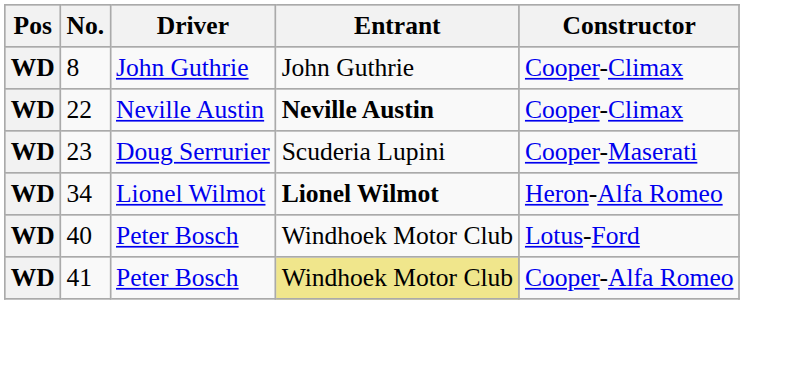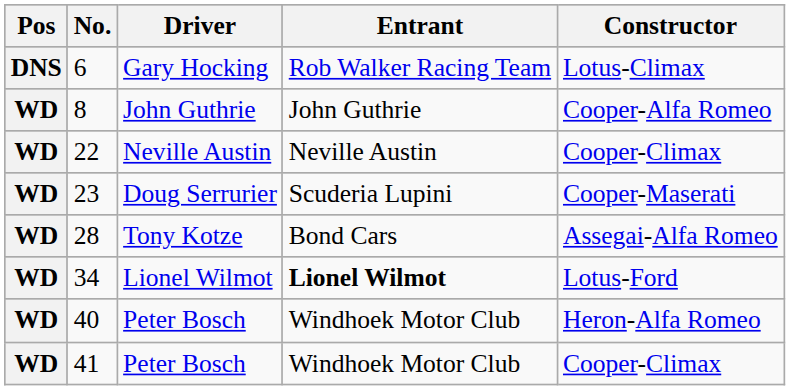+ row: (80, 67)
(604, 67) Cooper-Climax -> (667, 109) Cooper-Alfa Romeo
(358, 109) bold -> (363, 152) normal
+ row: (86, 236)
(624, 194) Heron-Alfa Romeo -> (620, 278) Lotus-Ford
(582, 236) Lotus-Ford -> (662, 320) Heron-Alfa Romeo
(397, 278) khaki background -> (404, 362) no background
(629, 278) Cooper-Alfa Romeo -> (642, 362) Cooper-Climax
